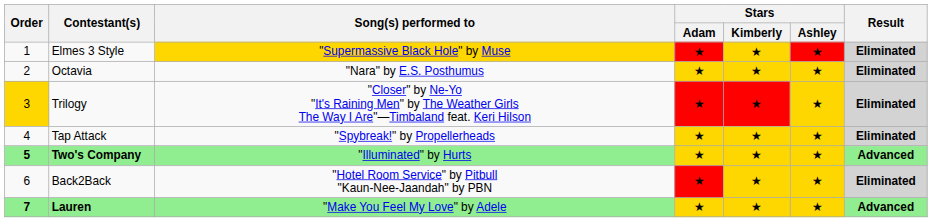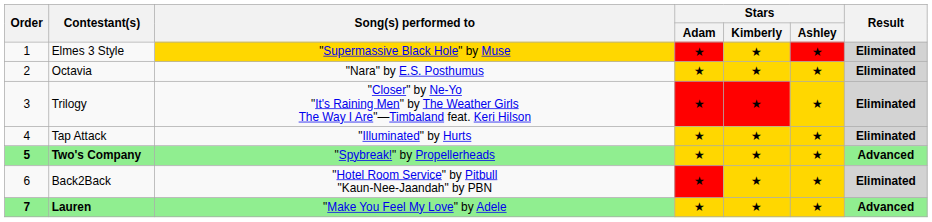(27, 103) gold background -> (27, 103) no background
(415, 136) "Spybreak!" by Propellerheads -> (415, 136) "Illuminated" by Hurts
(415, 155) "Illuminated" by Hurts -> (415, 155) "Spybreak!" by Propellerheads
